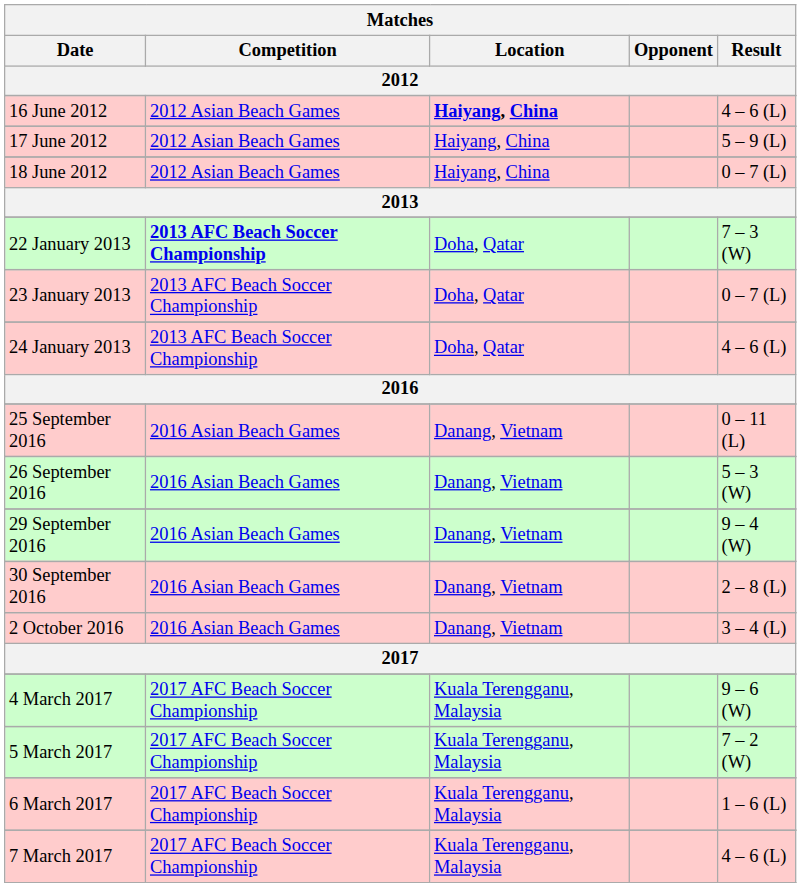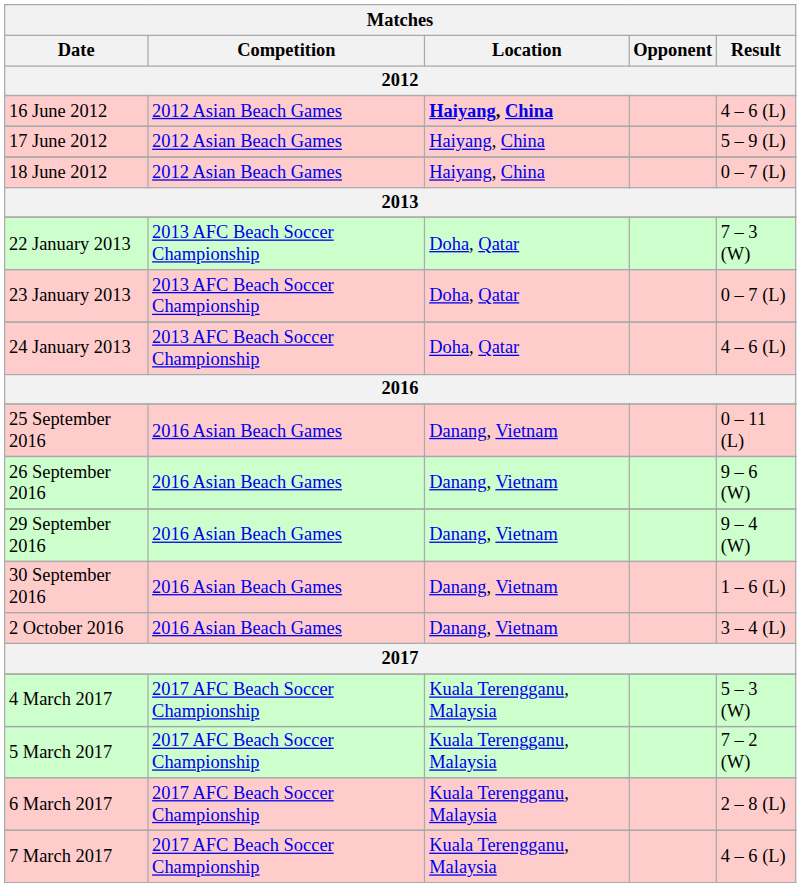(244, 243) bold -> (243, 243) normal
(740, 482) 5 – 3 (W) -> (739, 482) 9 – 6 (W)
(754, 587) 2 – 8 (L) -> (753, 587) 1 – 6 (L)
(740, 700) 9 – 6 (W) -> (739, 700) 5 – 3 (W)
(754, 804) 1 – 6 (L) -> (753, 804) 2 – 8 (L)
